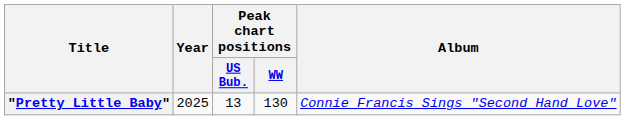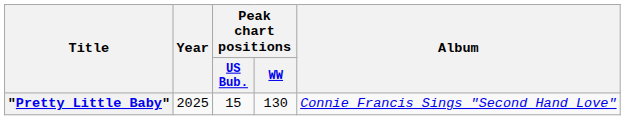(233, 104) 13 -> (233, 104) 15
